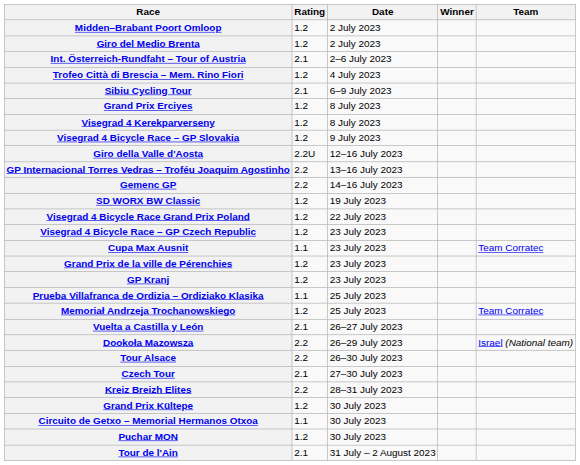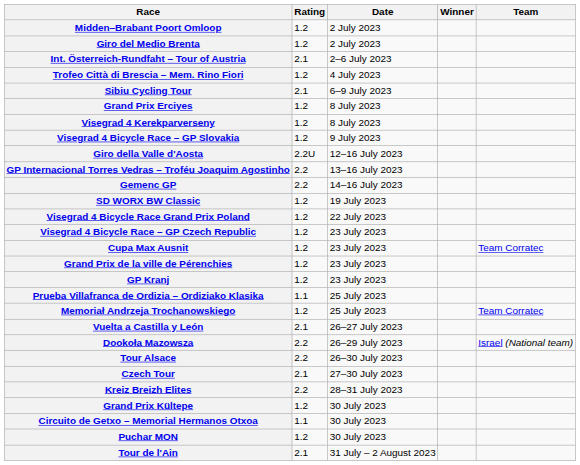(301, 248) 1.1 -> (301, 248) 1.2
